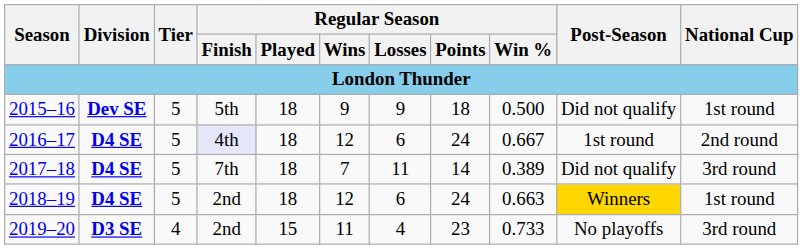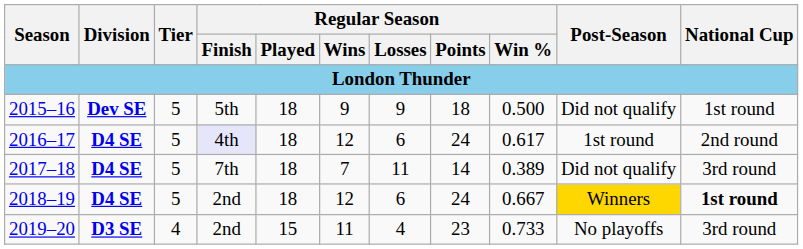(523, 139) 0.667 -> (523, 139) 0.617
(523, 199) 0.663 -> (523, 199) 0.667
(739, 199) normal -> (739, 199) bold
